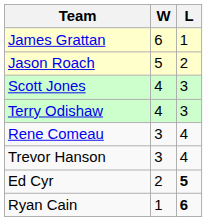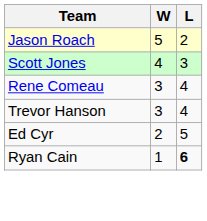- row: (57, 39)
- row: (55, 110)
(184, 181) bold -> (184, 134) normal
